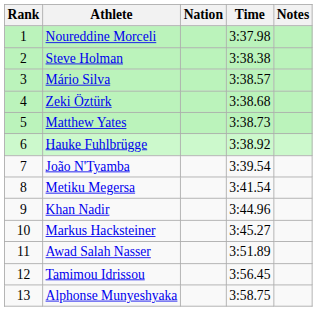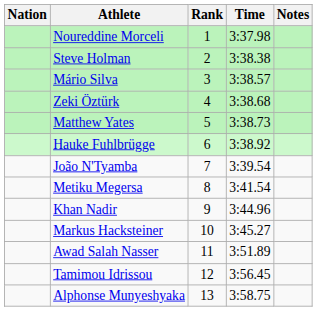columns swapped: (23, 15) <-> (203, 15)
